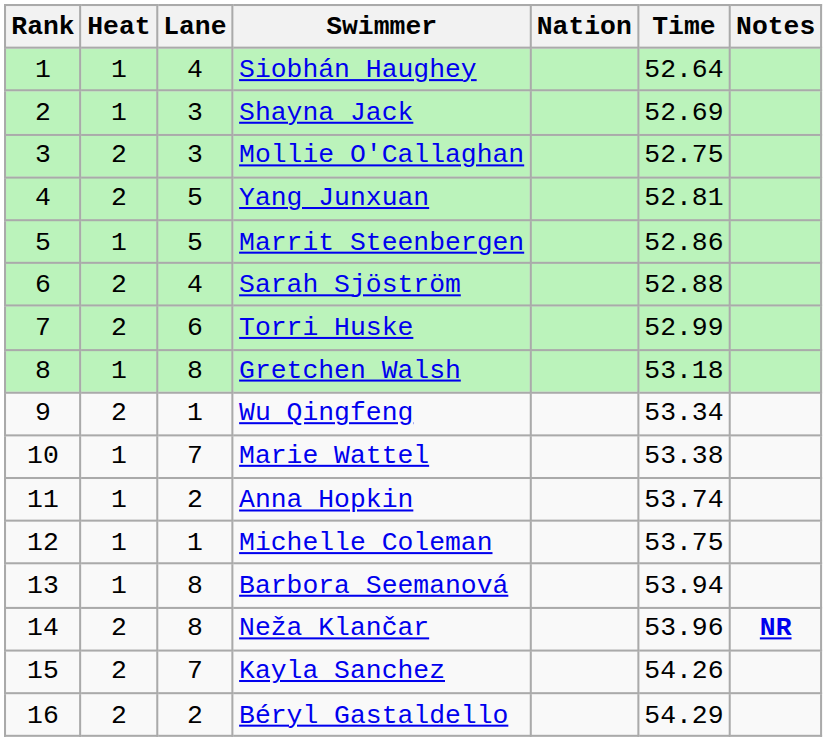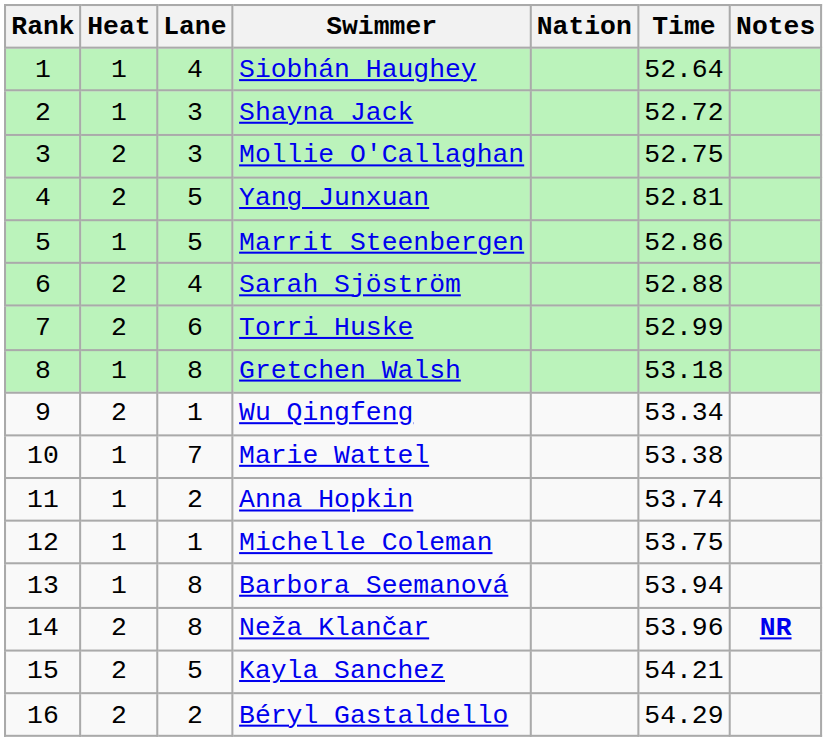(684, 113) 52.69 -> (684, 113) 52.72
(195, 672) 7 -> (195, 672) 5
(684, 672) 54.26 -> (684, 672) 54.21
